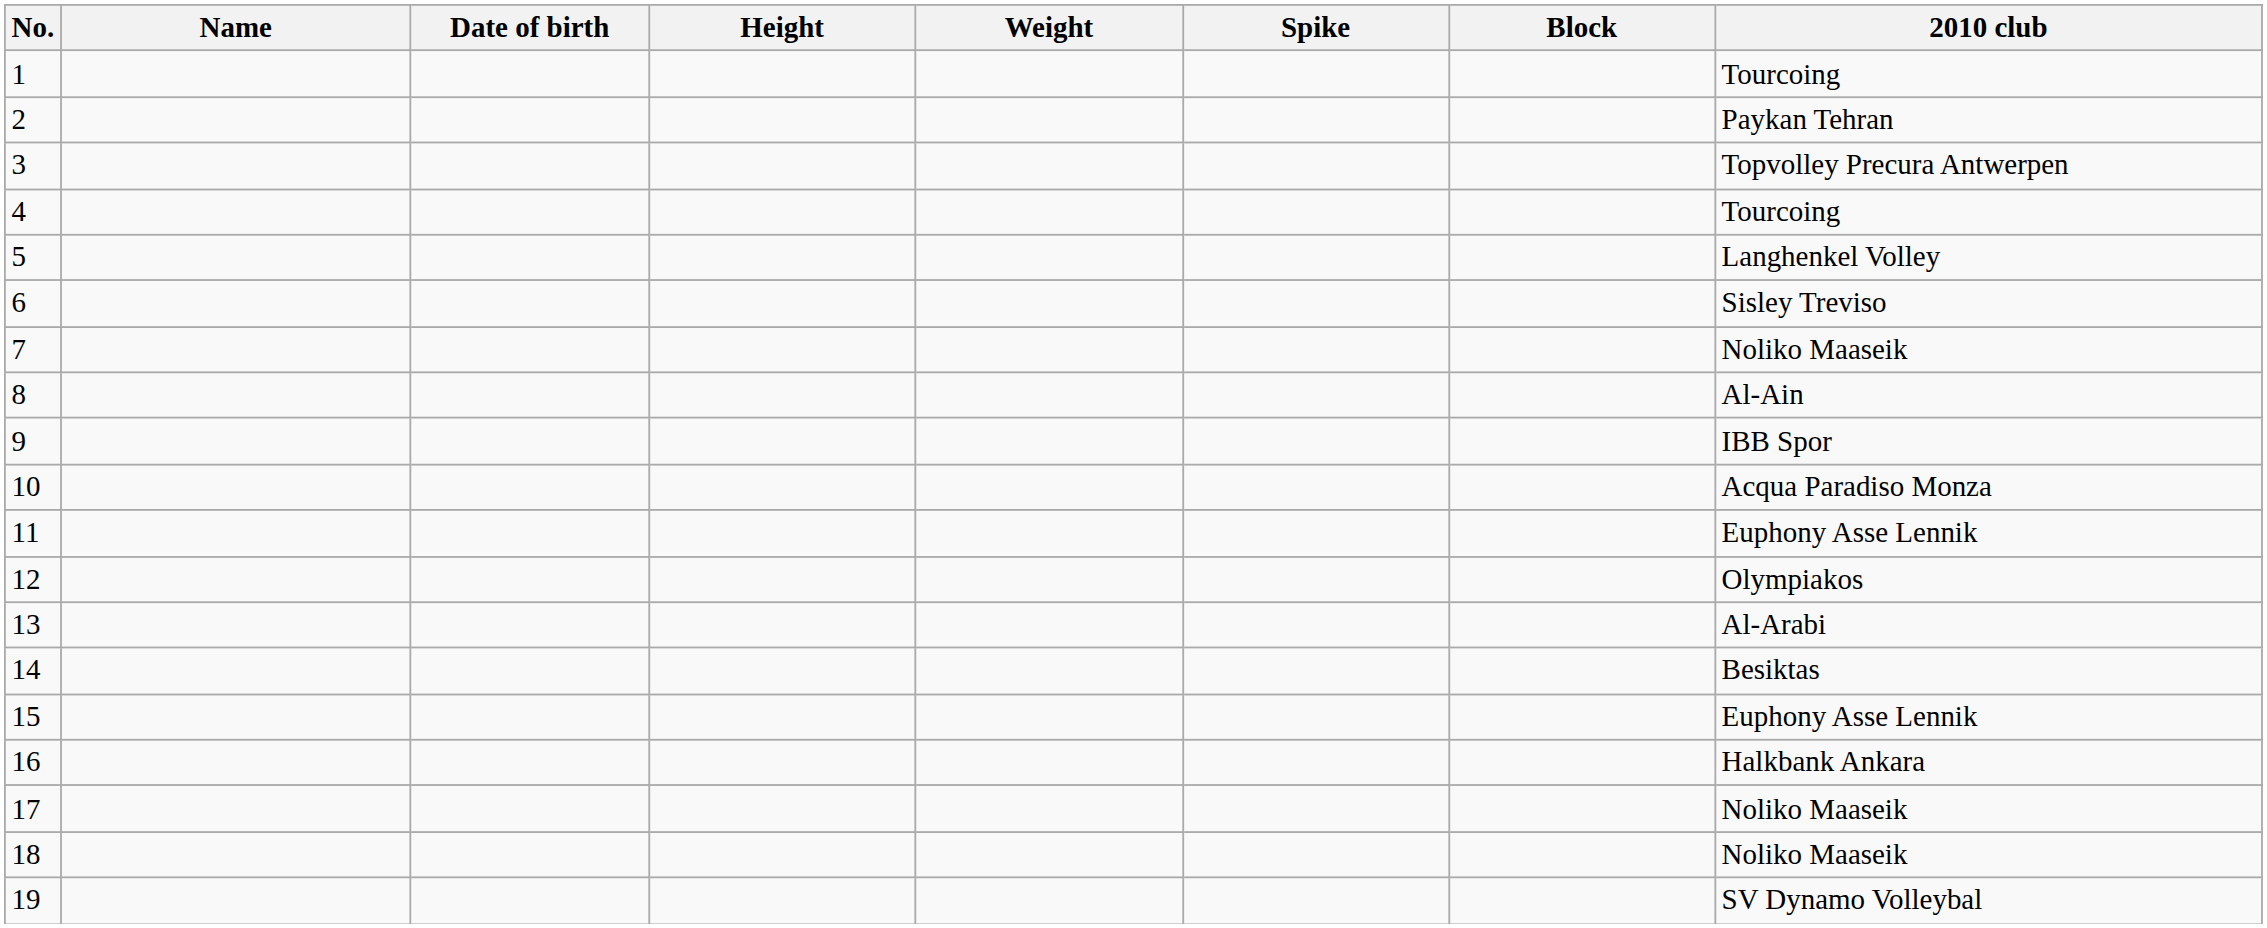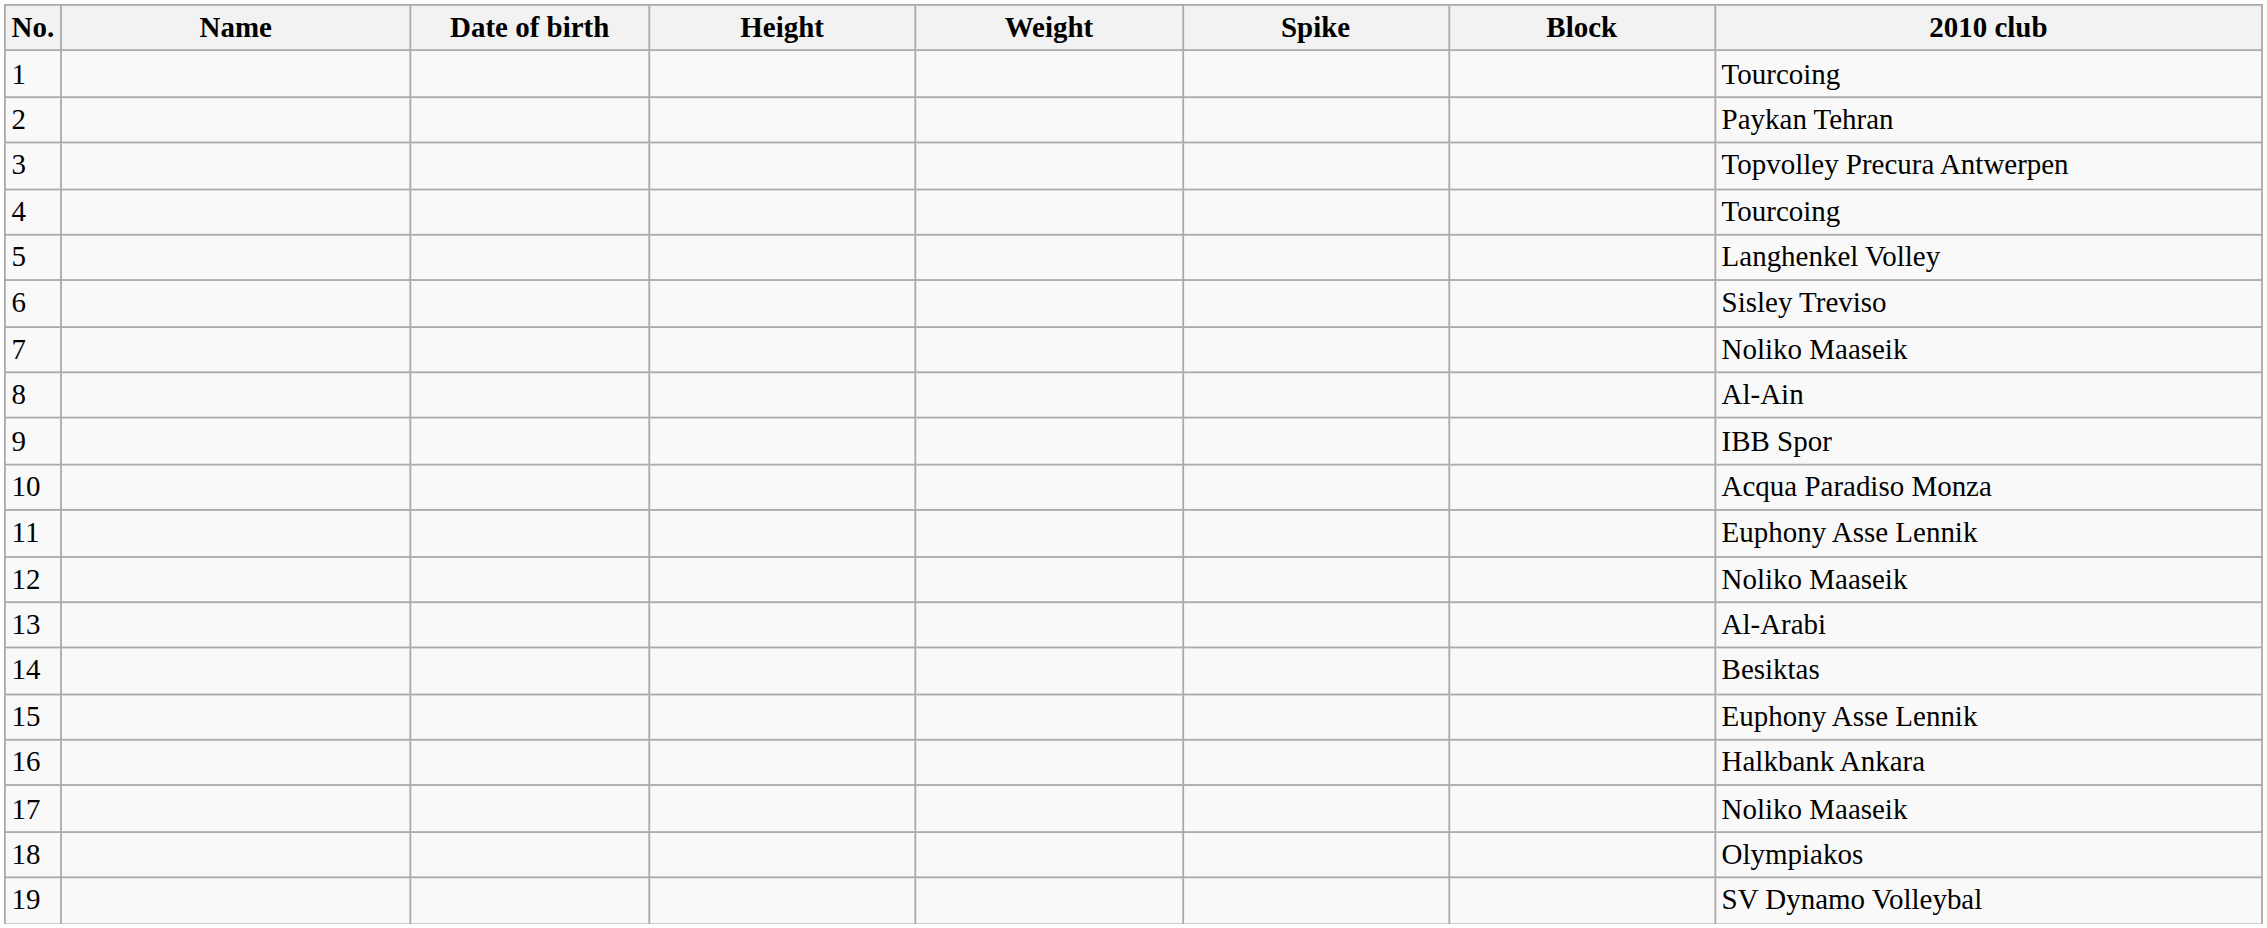(1792, 578) Olympiakos -> (1815, 578) Noliko Maaseik
(1815, 854) Noliko Maaseik -> (1792, 854) Olympiakos
